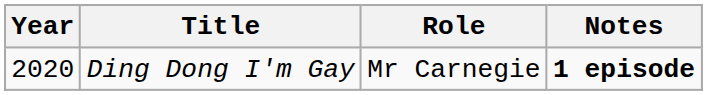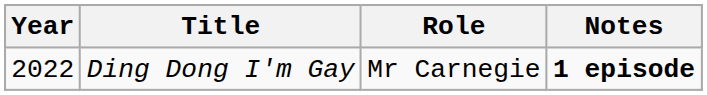(43, 69) 2020 -> (43, 69) 2022
